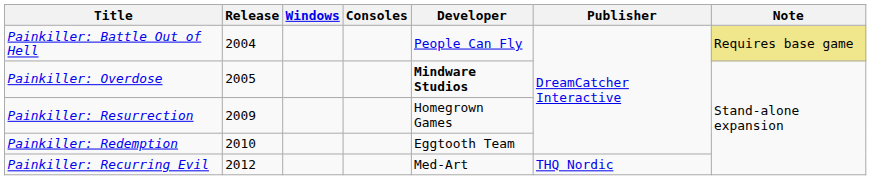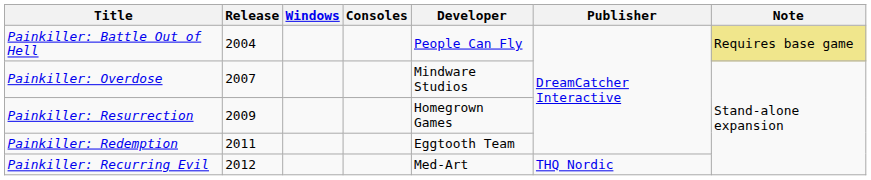(241, 79) 2005 -> (241, 79) 2007
(445, 79) bold -> (445, 79) normal
(241, 143) 2010 -> (241, 143) 2011
